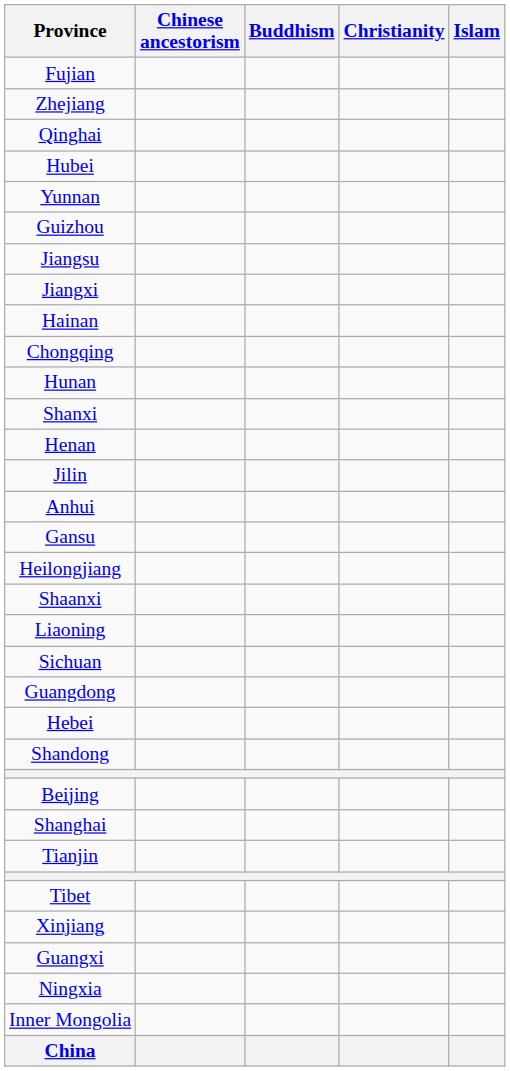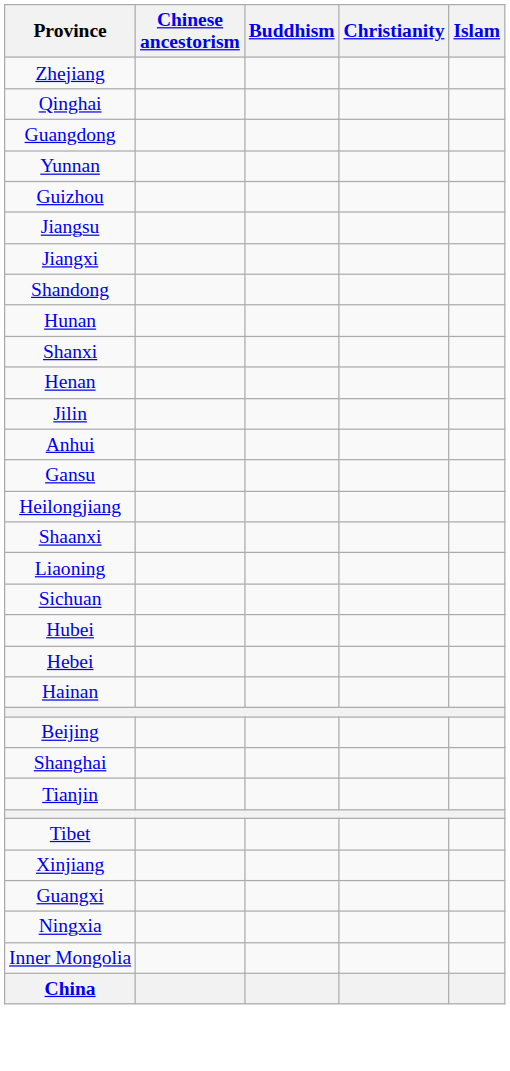- row: (70, 72)
rows swapped: (70, 692) <-> (70, 165)
rows swapped: (70, 753) <-> (70, 320)
- row: (70, 351)
